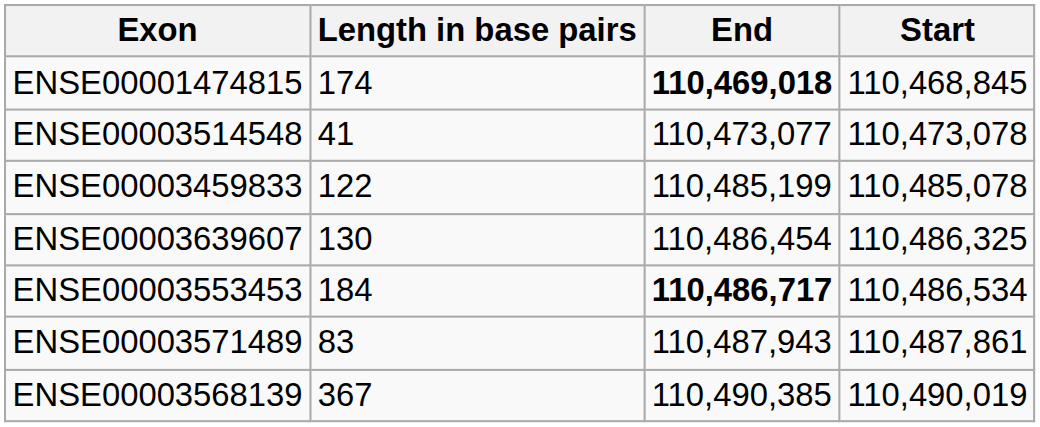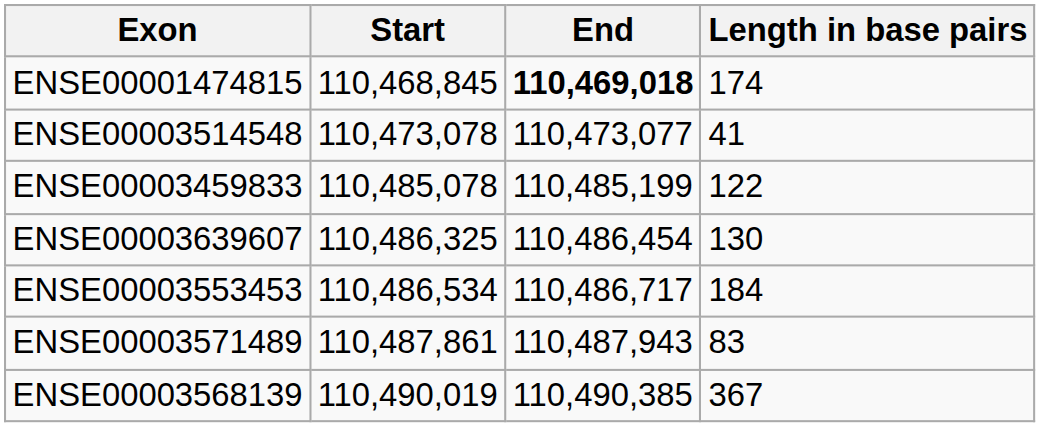columns swapped: (937, 30) <-> (477, 30)
(742, 290) bold -> (603, 290) normal
